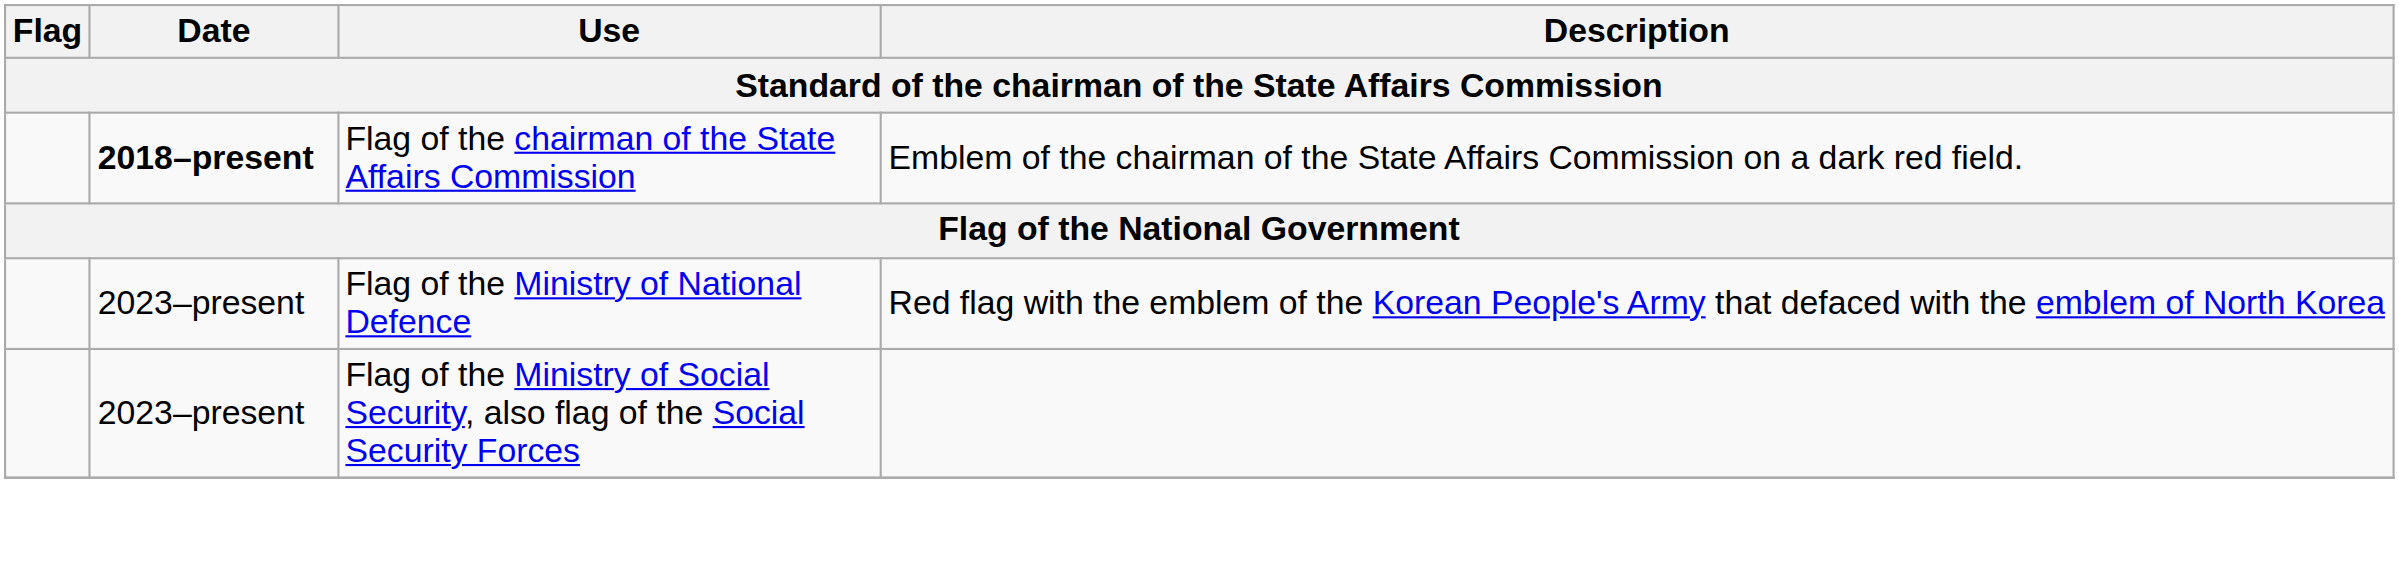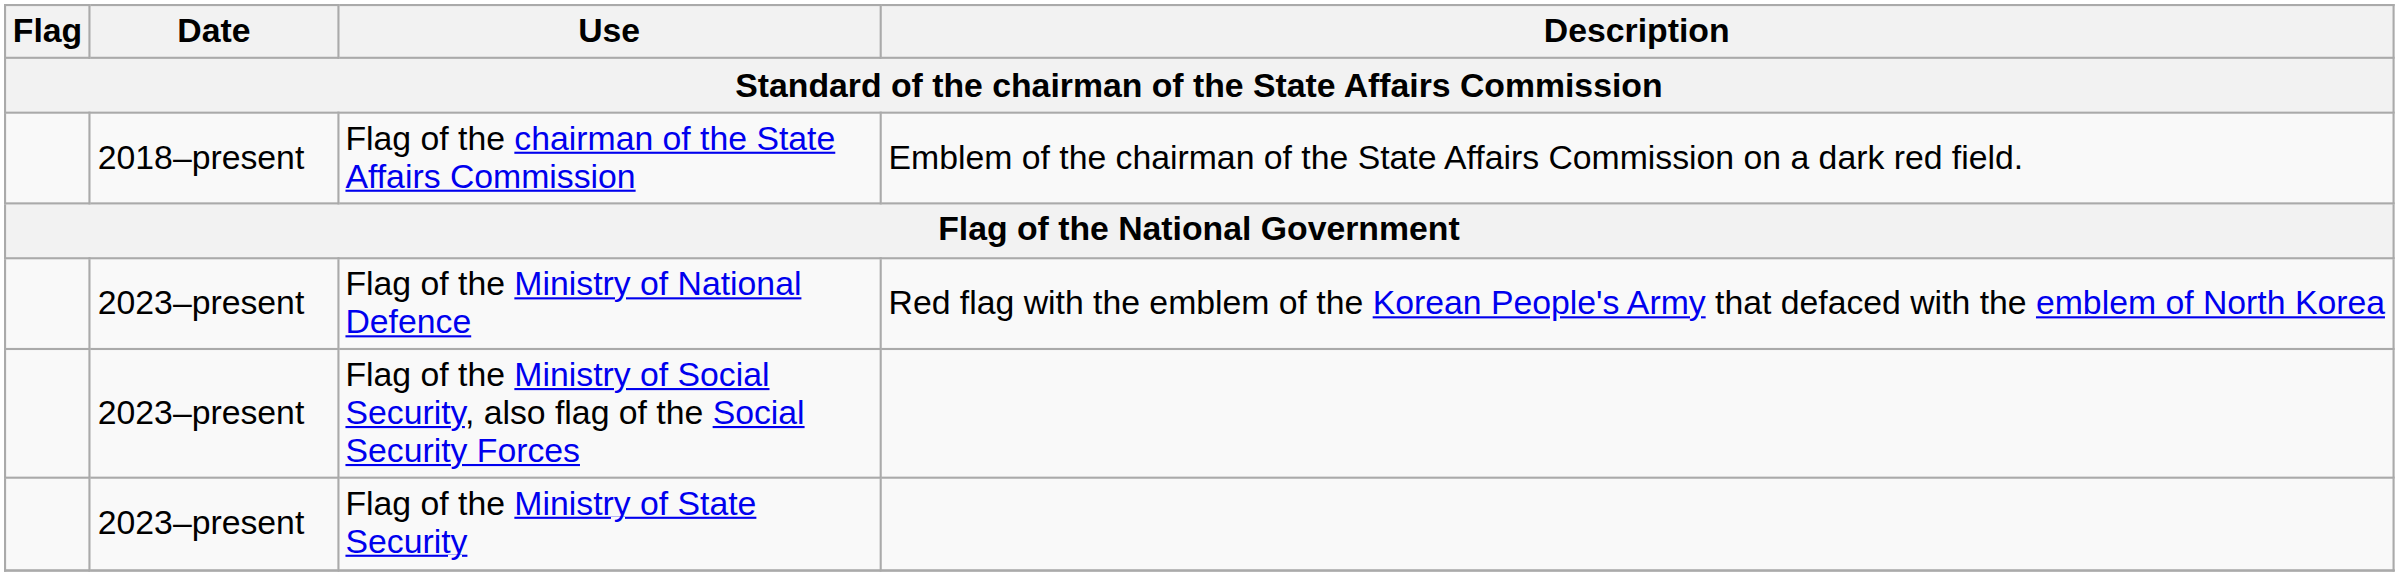(206, 157) bold -> (201, 157) normal
+ row: (551, 523)
